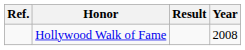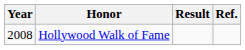columns swapped: (225, 14) <-> (18, 14)
